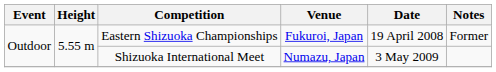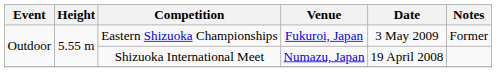(407, 35) 19 April 2008 -> (407, 35) 3 May 2009
(407, 56) 3 May 2009 -> (407, 56) 19 April 2008
